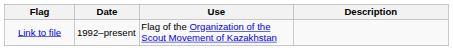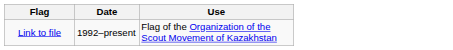- column: (371, 12)
